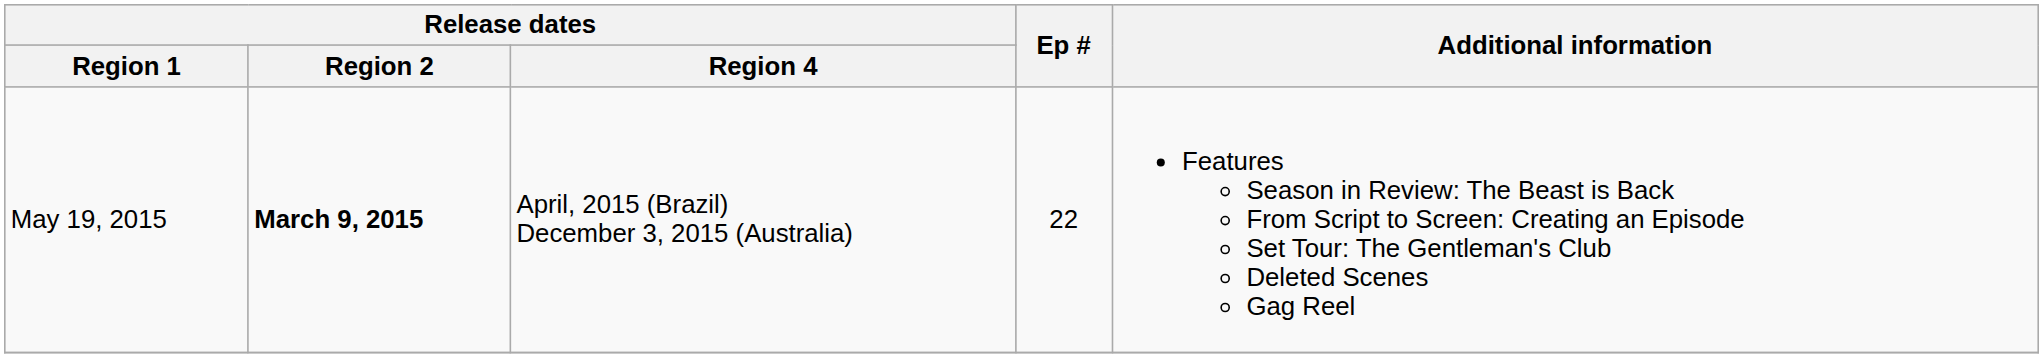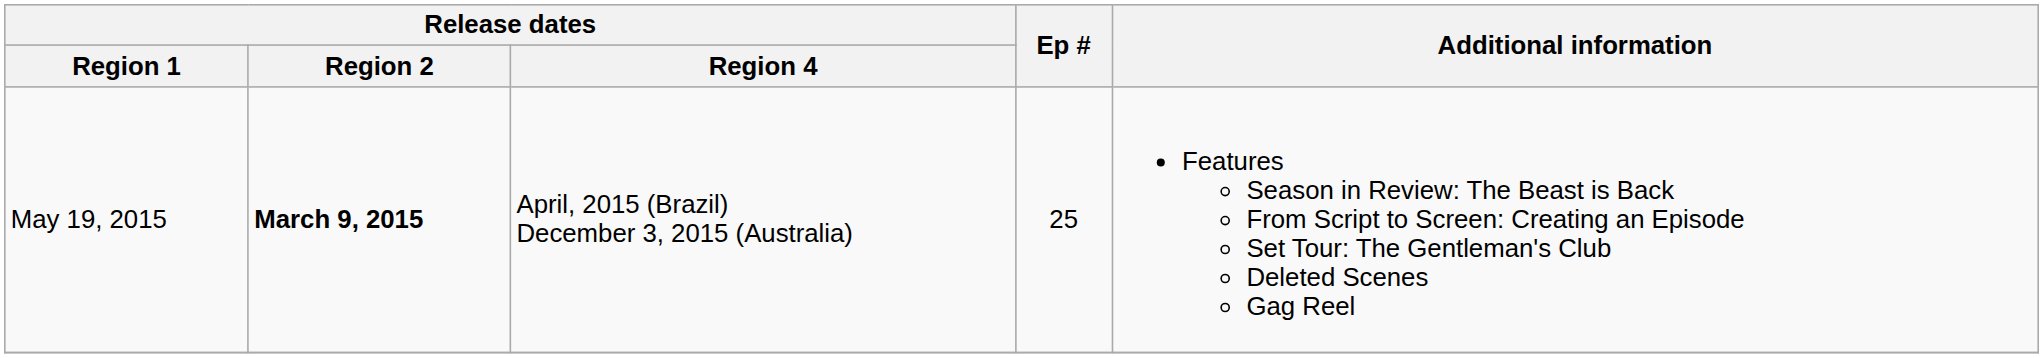(1064, 219) 22 -> (1064, 219) 25
